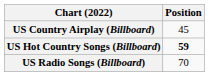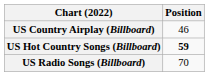(184, 29) 45 -> (184, 29) 46
